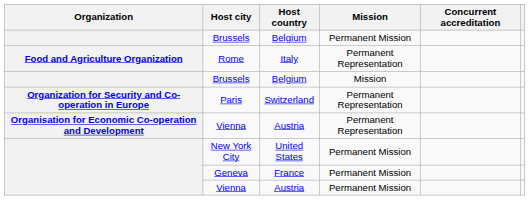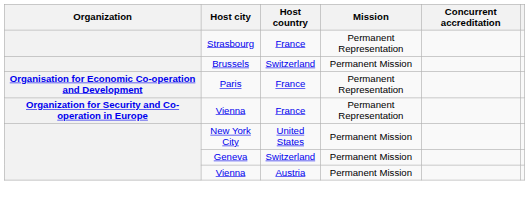+ row: (231, 43)
(289, 38) Belgium -> (290, 64) Switzerland
- row: (231, 58)
- row: (231, 79)
(104, 100) Organization for Security and Co-operation in Europe -> (103, 84) Organisation for Economic Co-operation and Development
(289, 100) Switzerland -> (290, 84) France
(104, 126) Organisation for Economic Co-operation and Development -> (103, 110) Organization for Security and Co-operation in Europe
(289, 126) Austria -> (290, 110) France
(289, 172) France -> (290, 157) Switzerland
